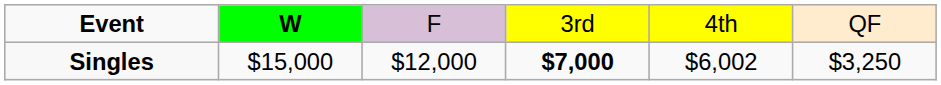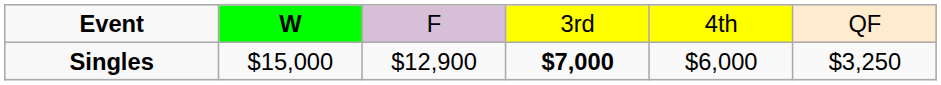(434, 61) $12,000 -> (434, 61) $12,900
(721, 61) $6,002 -> (721, 61) $6,000
